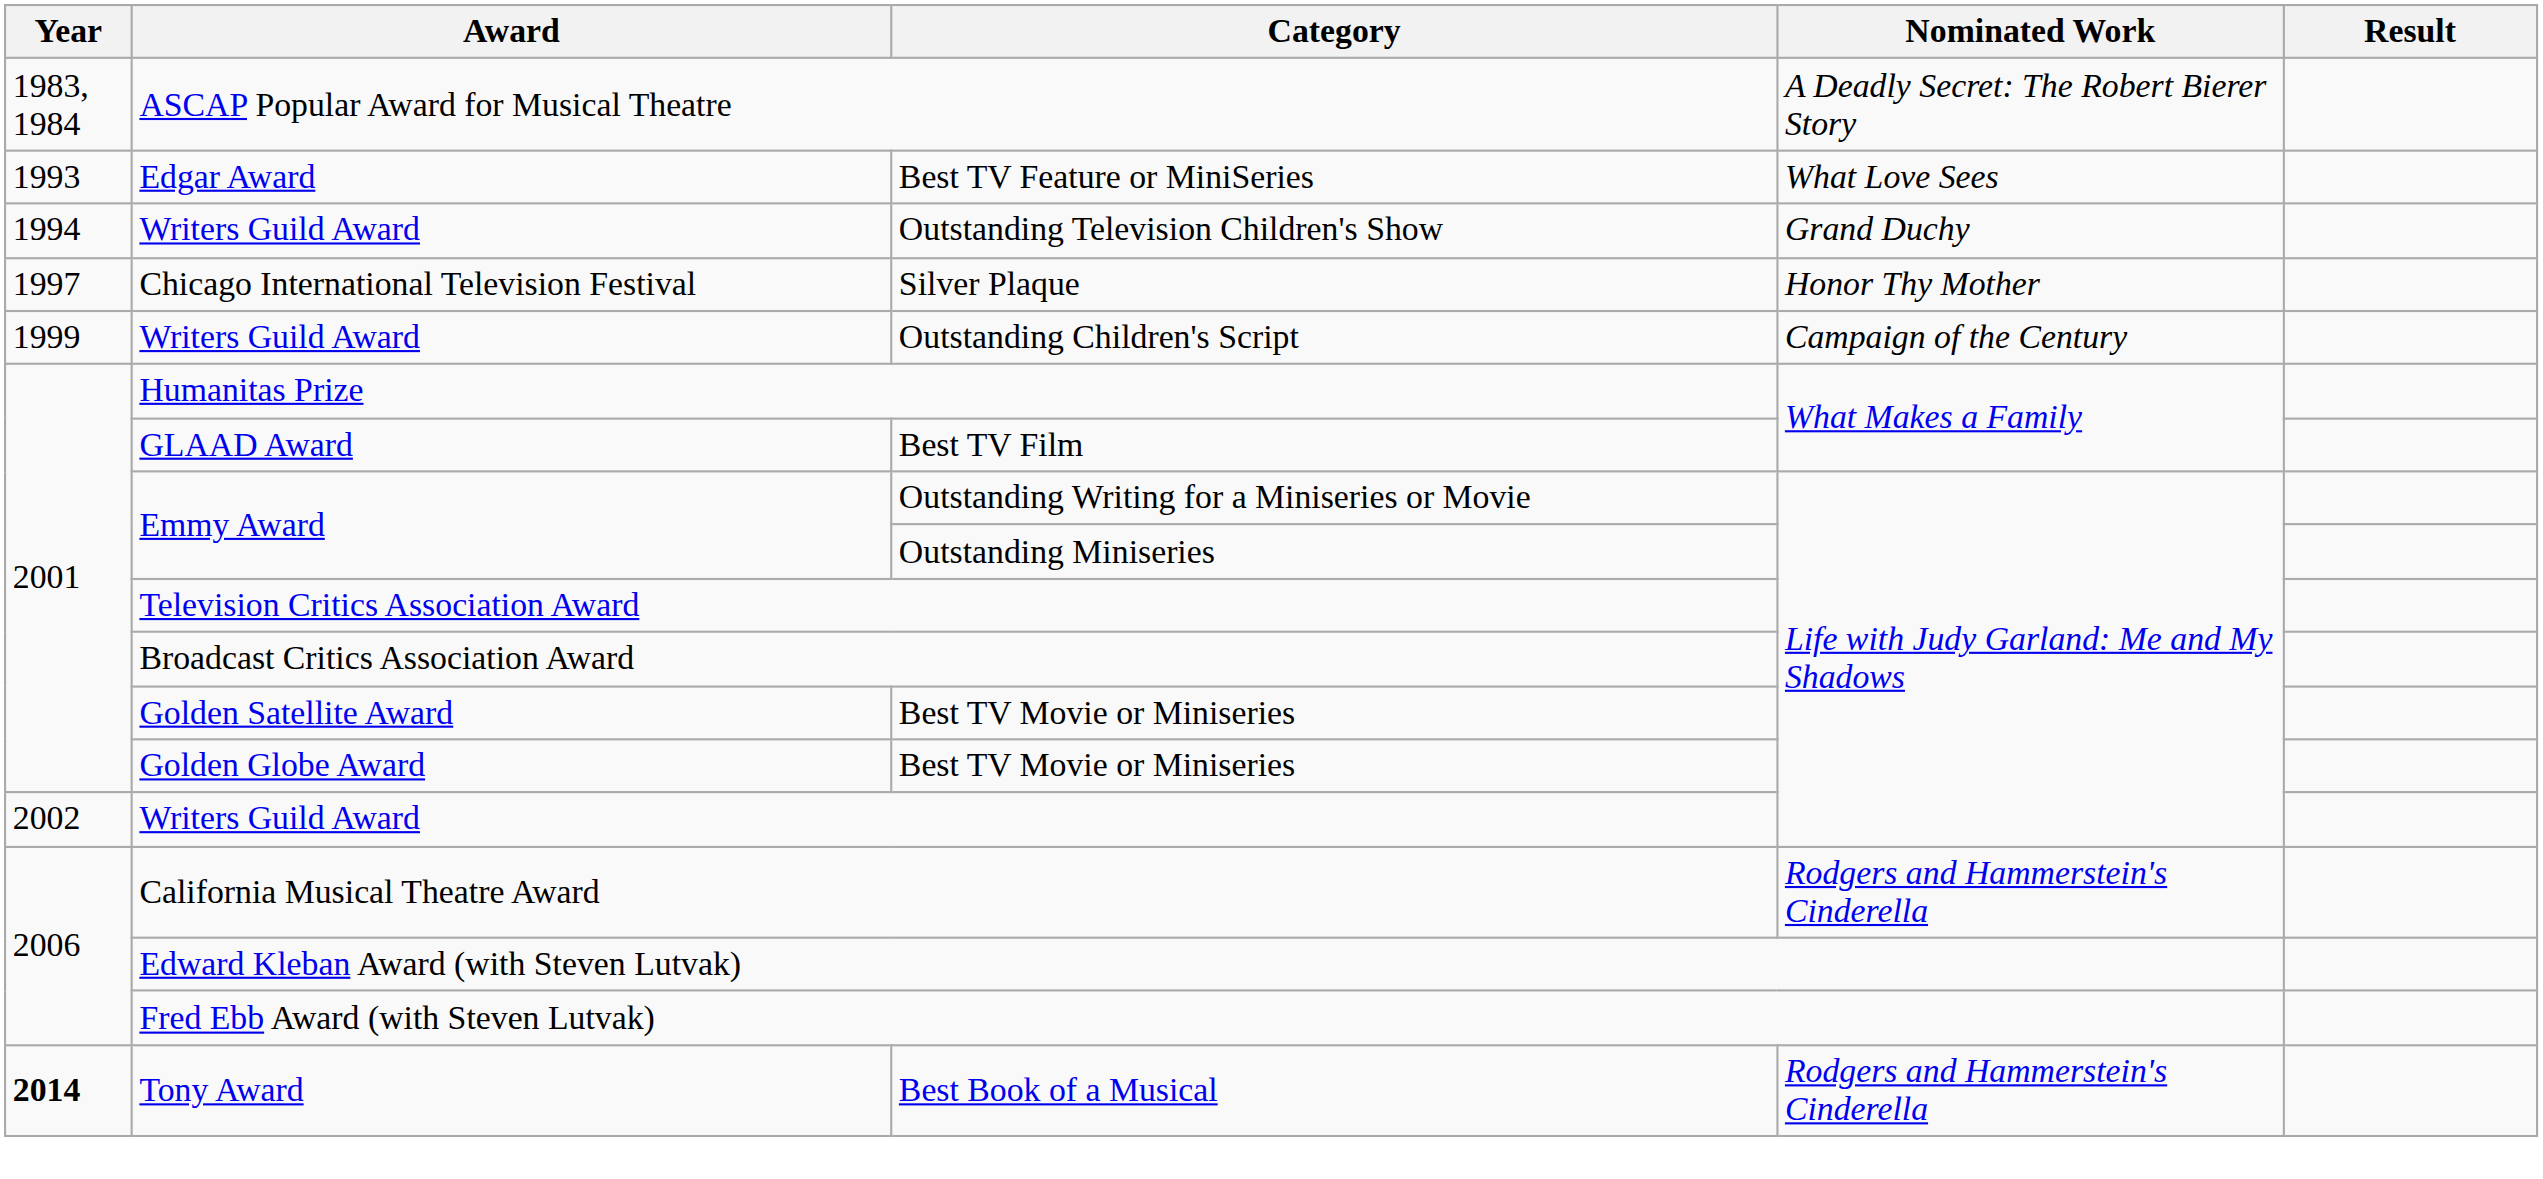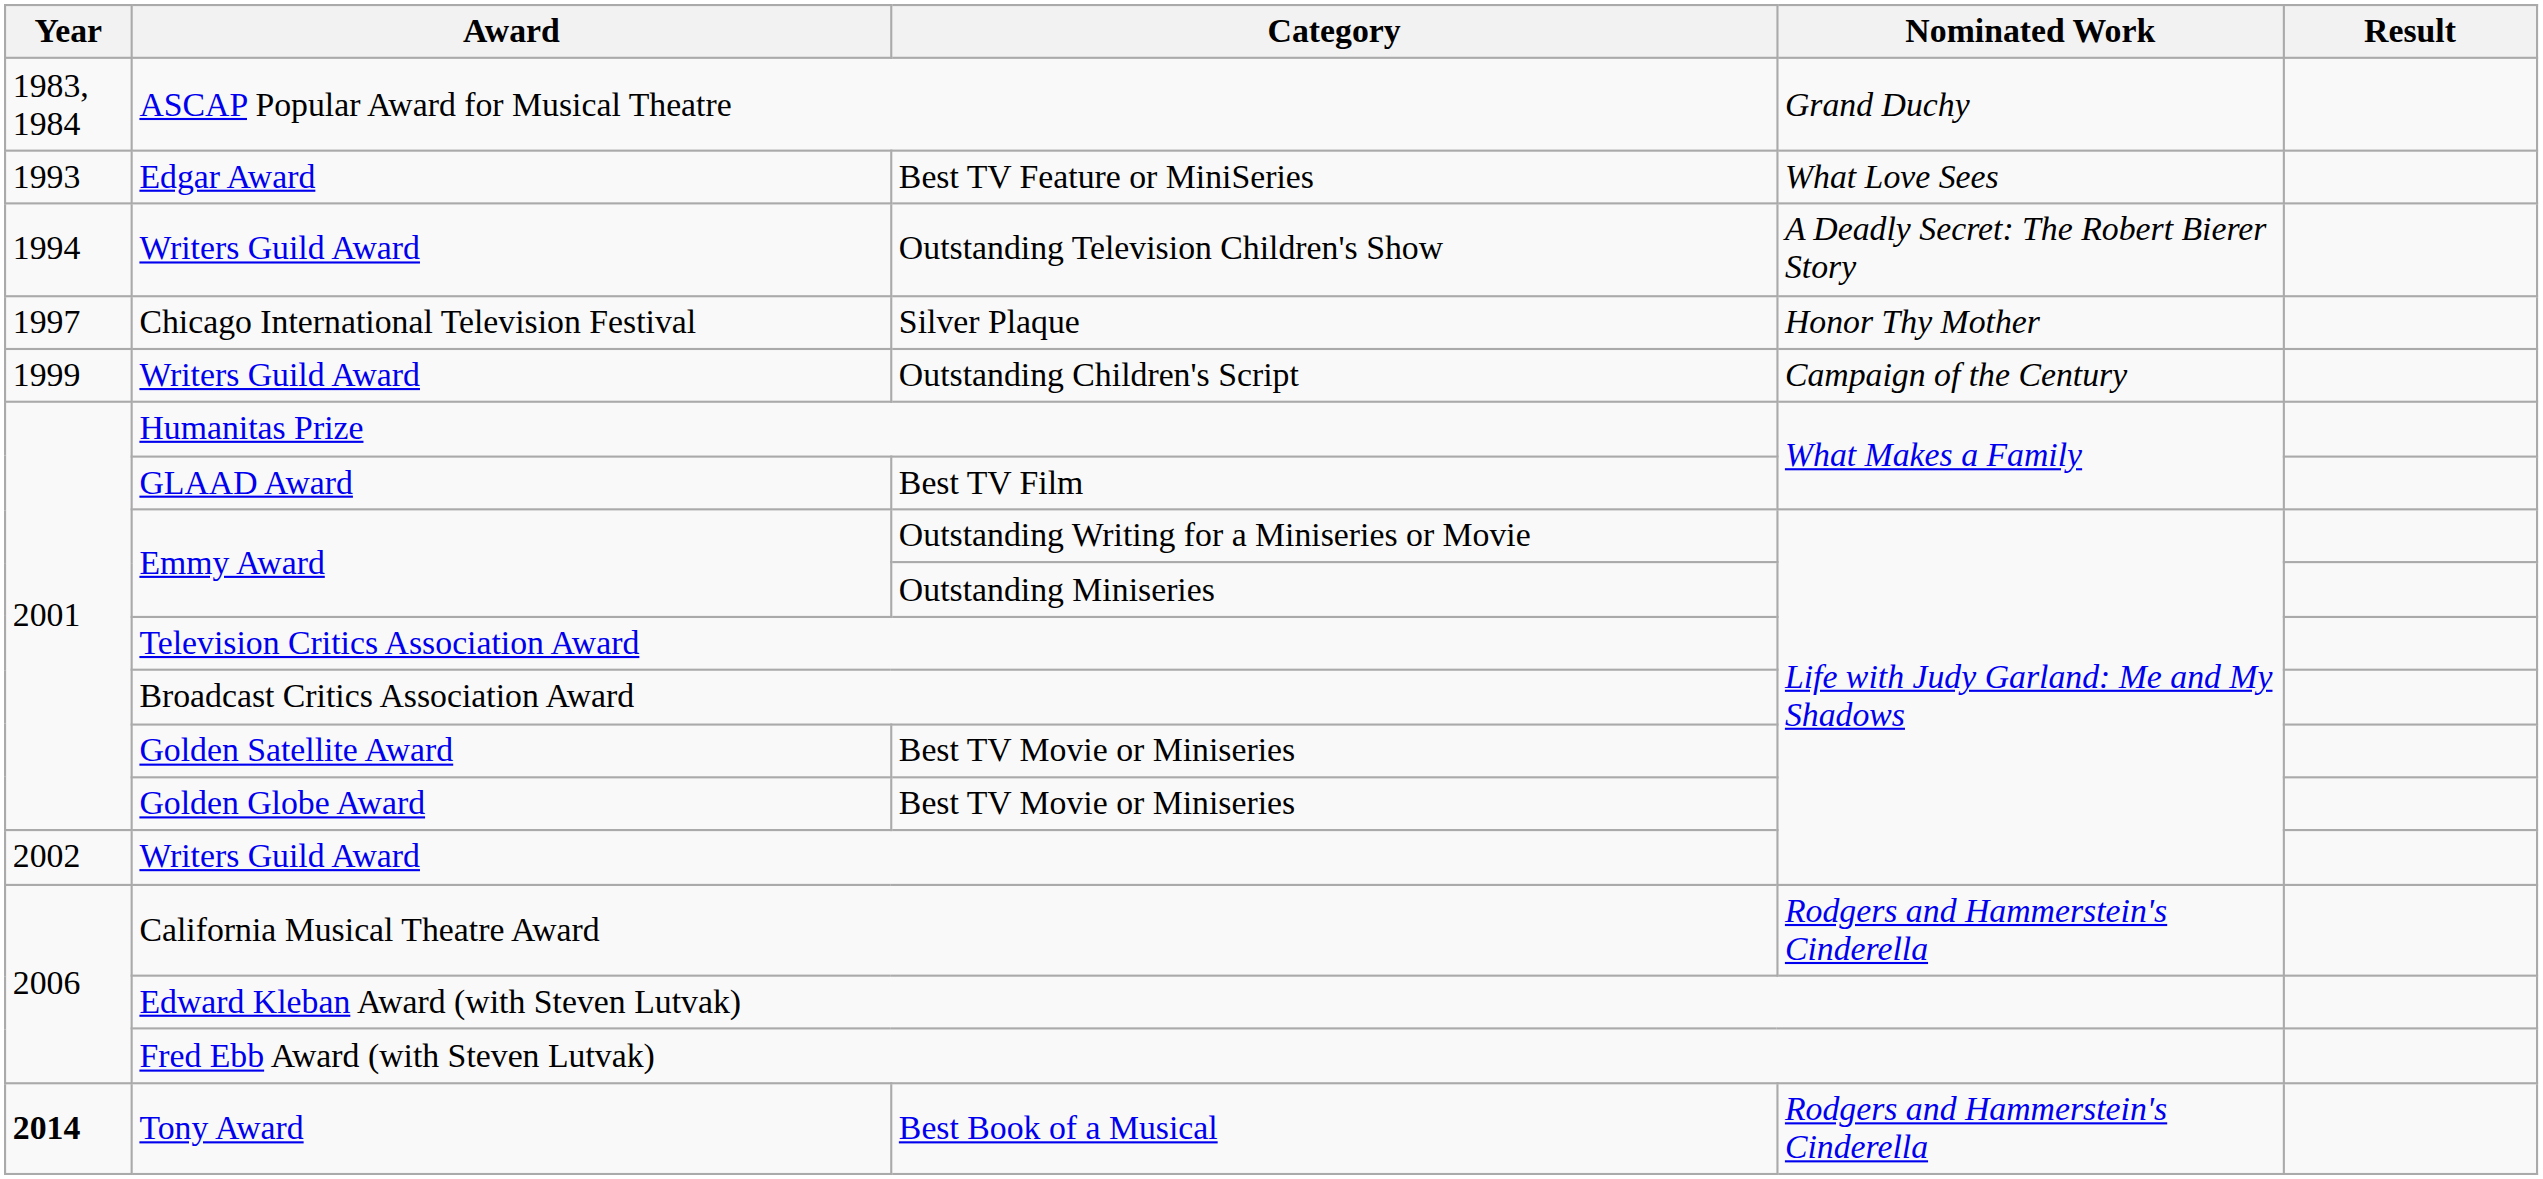(2026, 103) A Deadly Secret: The Robert Bierer Story -> (1877, 103) Grand Duchy
(1877, 229) Grand Duchy -> (2026, 248) A Deadly Secret: The Robert Bierer Story
